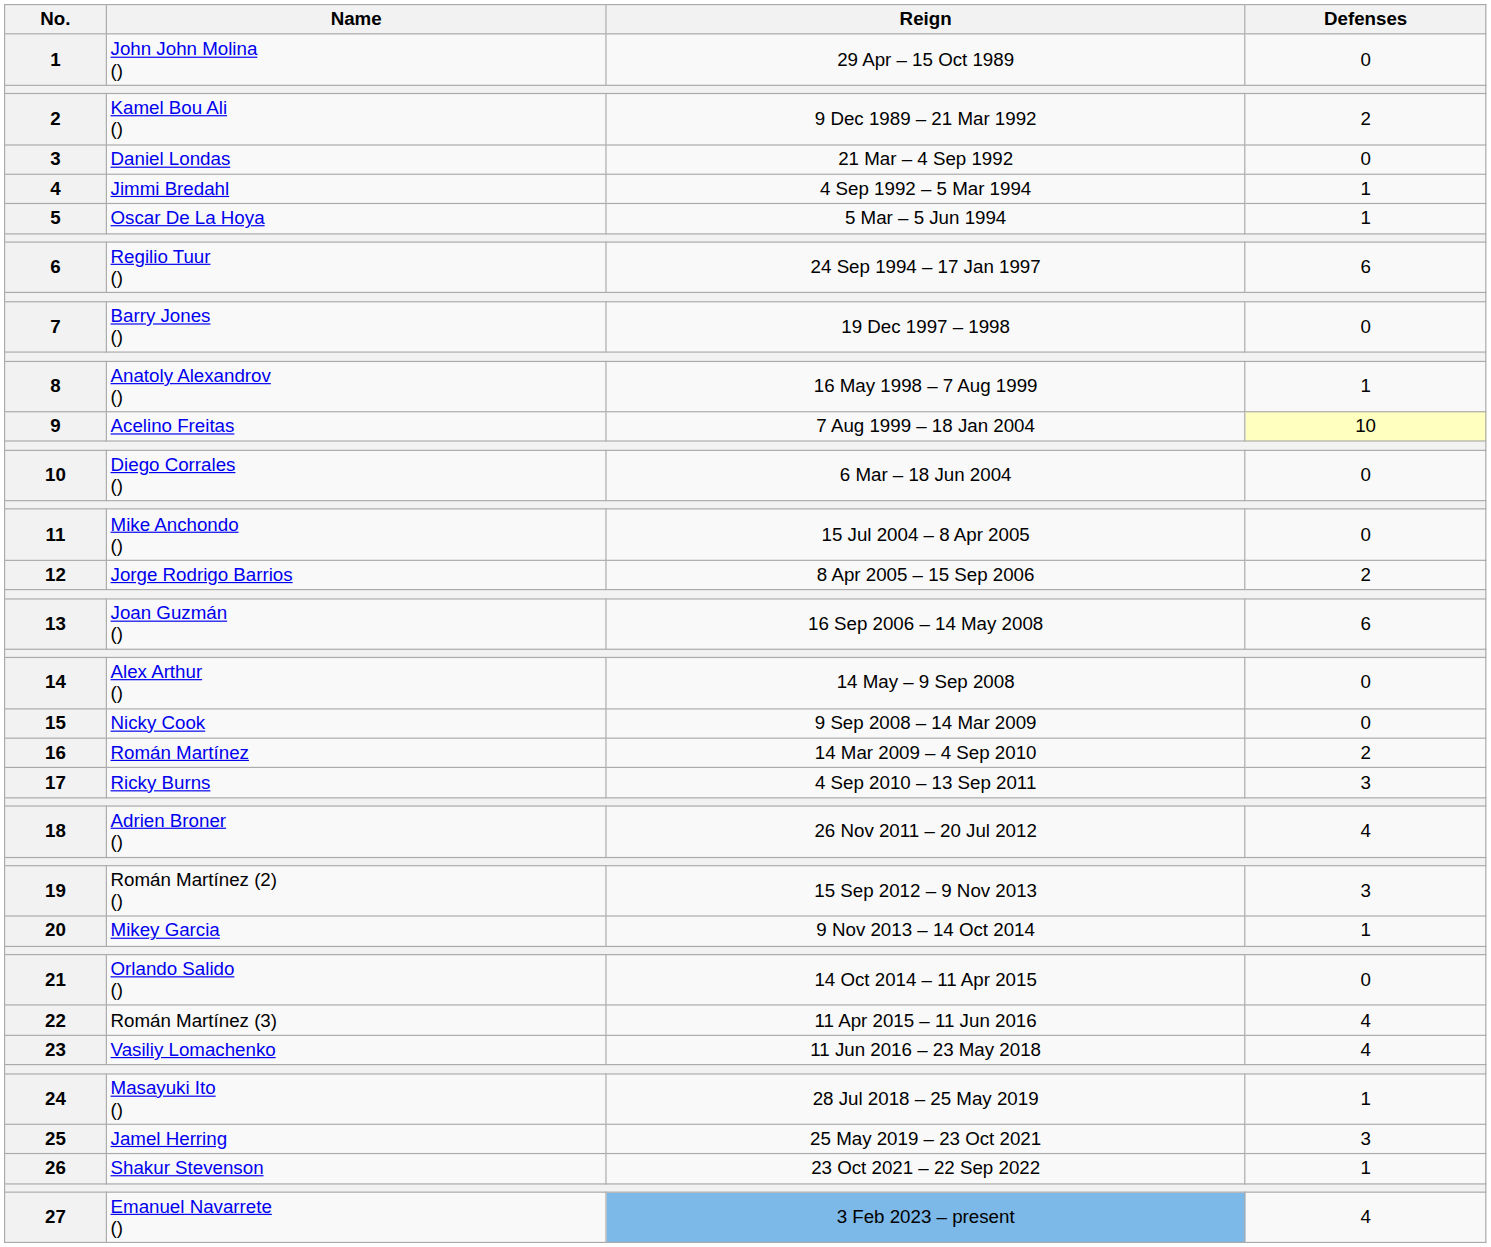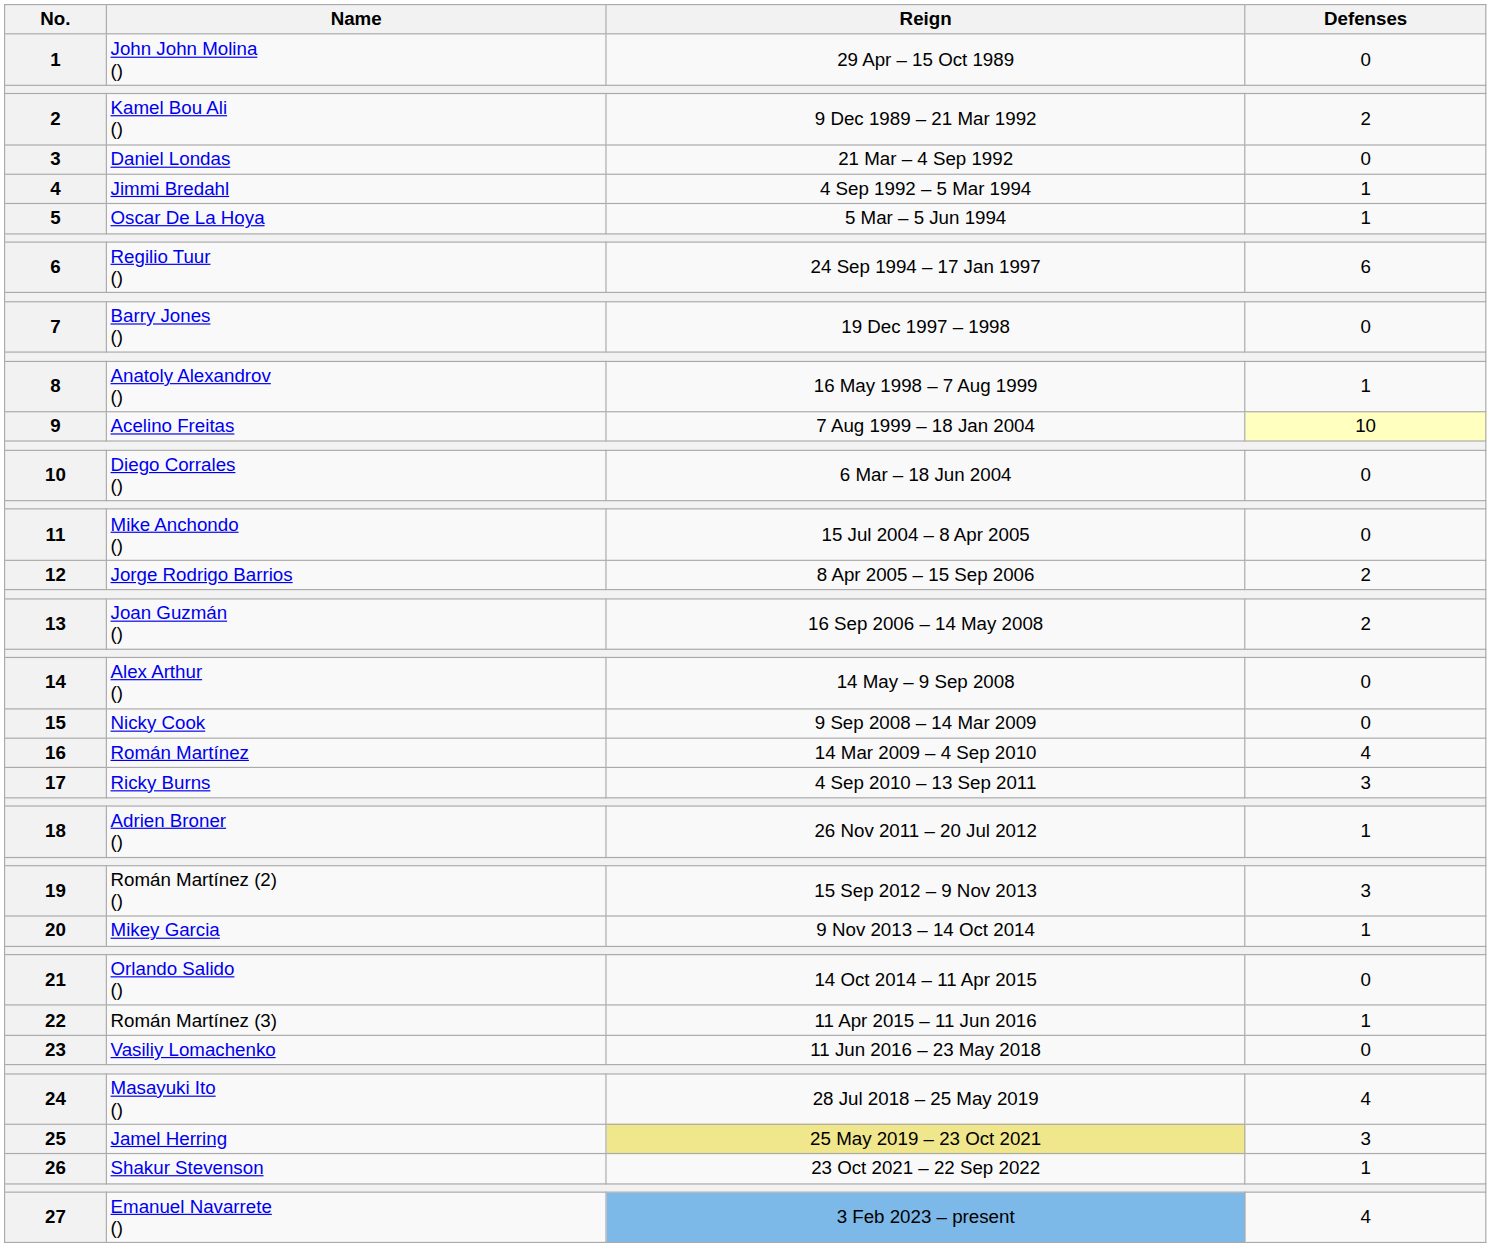(1366, 623) 6 -> (1366, 623) 2
(1366, 752) 2 -> (1366, 752) 4
(1366, 831) 4 -> (1366, 831) 1
(1366, 1020) 4 -> (1366, 1020) 1
(1366, 1049) 4 -> (1366, 1049) 0
(1366, 1098) 1 -> (1366, 1098) 4
(926, 1138) no background -> (926, 1138) khaki background
